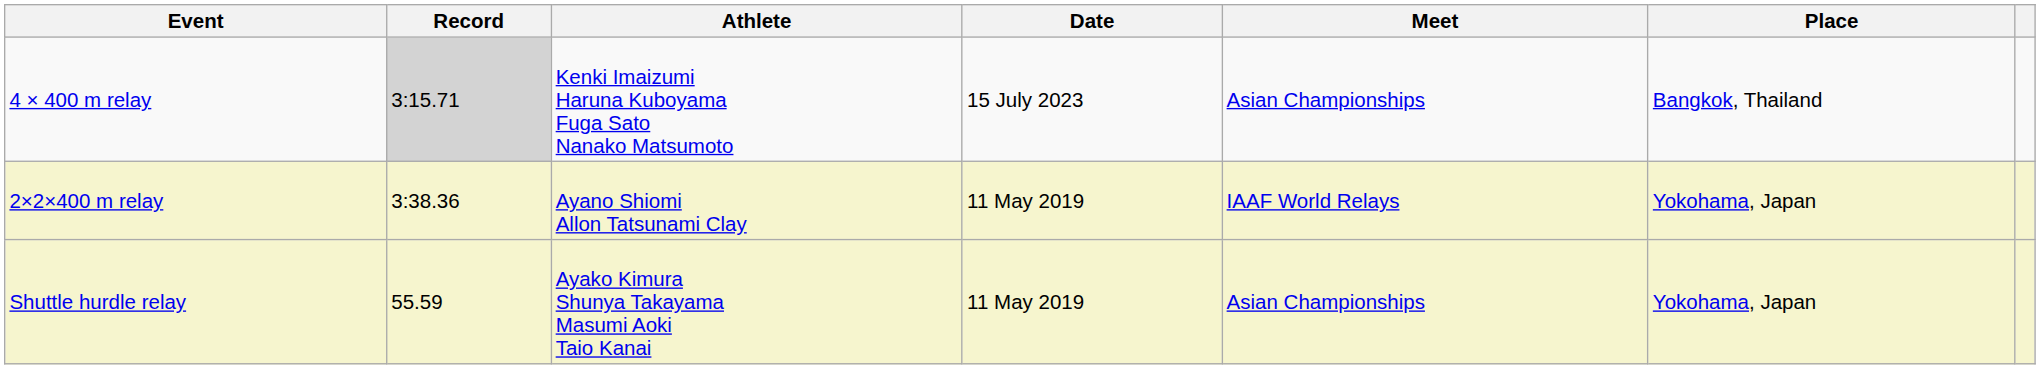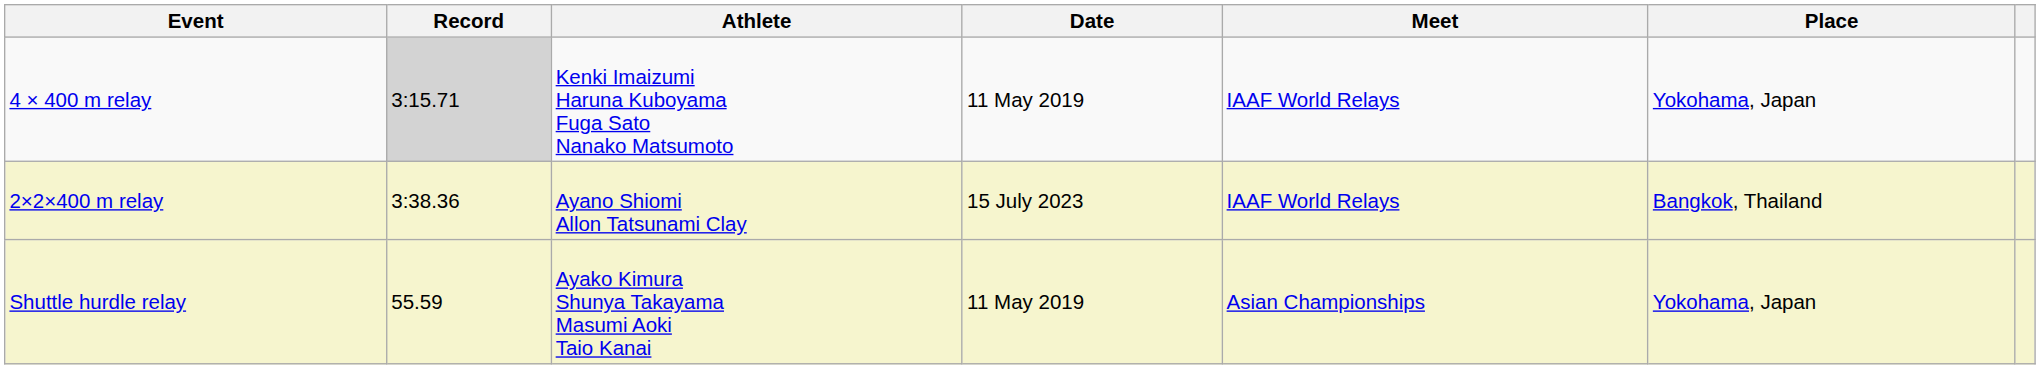(1025, 99) 15 July 2023 -> (1026, 99) 11 May 2019
(1326, 99) Asian Championships -> (1313, 99) IAAF World Relays
(1738, 99) Bangkok, Thailand -> (1735, 99) Yokohama, Japan
(1026, 201) 11 May 2019 -> (1025, 201) 15 July 2023
(1735, 201) Yokohama, Japan -> (1738, 201) Bangkok, Thailand
